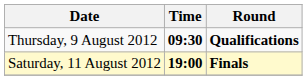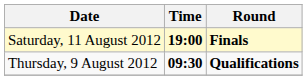rows swapped: (83, 39) <-> (84, 63)
